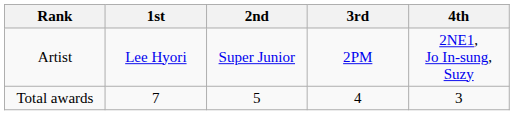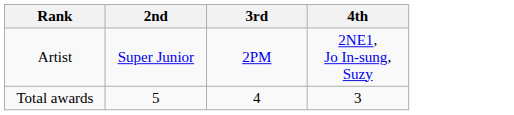- column: (156, 16)
